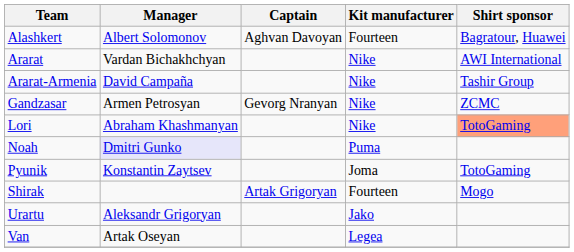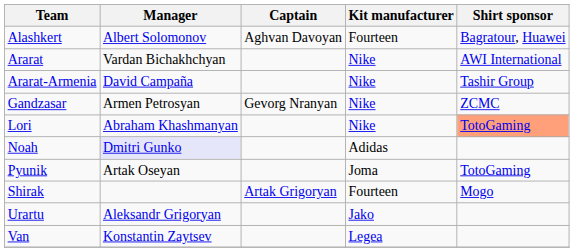(364, 147) Puma -> (368, 147) Adidas
(157, 170) Konstantin Zaytsev -> (141, 170) Artak Oseyan
(141, 236) Artak Oseyan -> (157, 236) Konstantin Zaytsev
